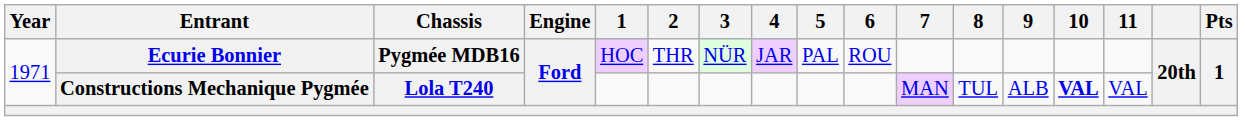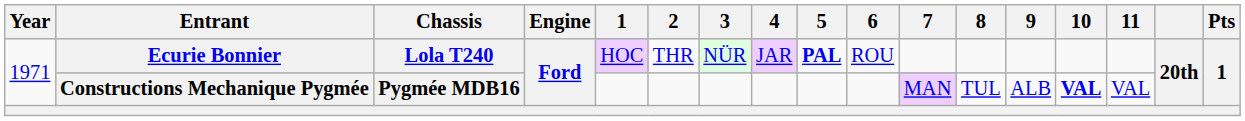(449, 55) Pygmée MDB16 -> (449, 55) Lola T240
(820, 55) normal -> (822, 55) bold
(449, 89) Lola T240 -> (449, 89) Pygmée MDB16
